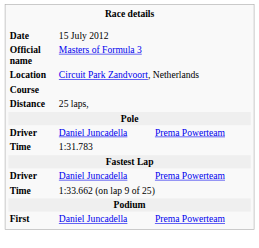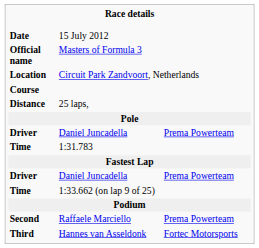- row: (20, 219)
+ row: (24, 219)
+ row: (22, 234)
